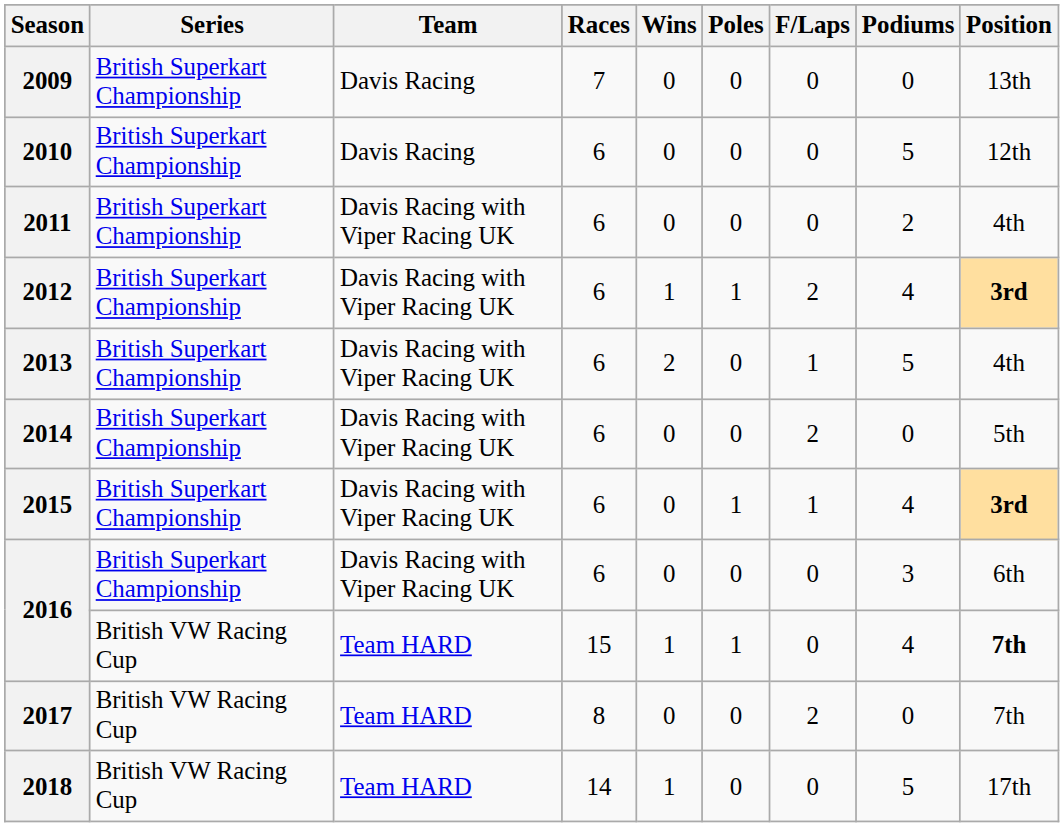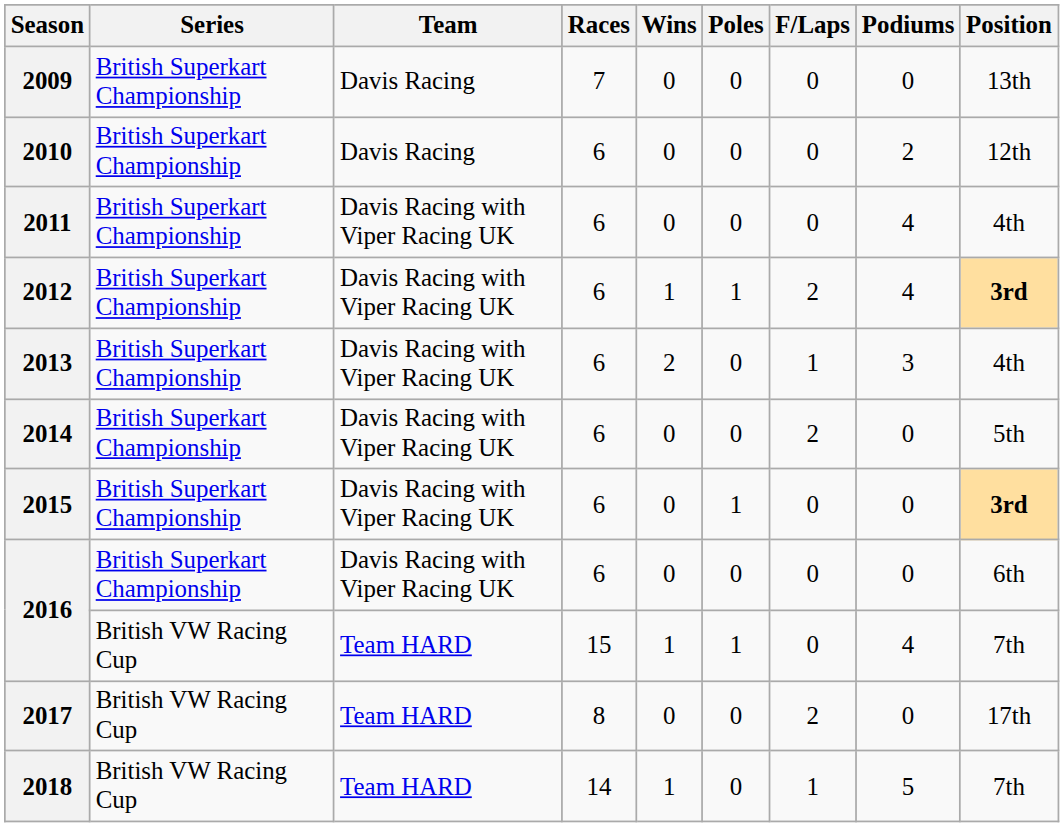(908, 151) 5 -> (908, 151) 2
(908, 222) 2 -> (908, 222) 4
(908, 363) 5 -> (908, 363) 3
(813, 504) 1 -> (813, 504) 0
(908, 504) 4 -> (908, 504) 0
(908, 574) 3 -> (908, 574) 0
(1009, 645) bold -> (1009, 645) normal
(1009, 715) 7th -> (1009, 715) 17th
(813, 786) 0 -> (813, 786) 1
(1009, 786) 17th -> (1009, 786) 7th
